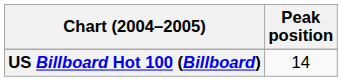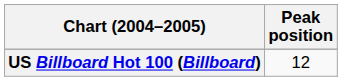(301, 62) 14 -> (301, 62) 12
